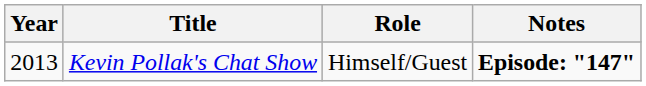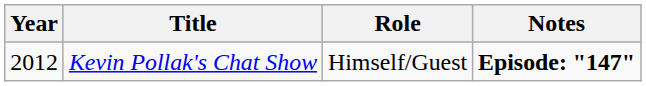(34, 61) 2013 -> (34, 61) 2012
